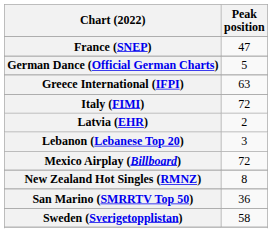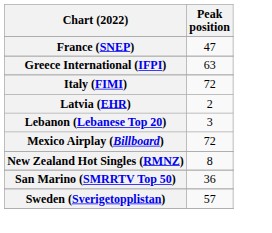- row: (113, 65)
(244, 217) 58 -> (210, 198) 57
